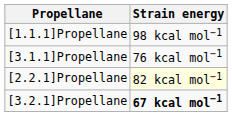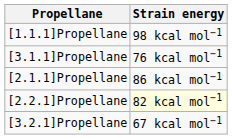+ row: (67, 79)
(177, 101) bold -> (177, 123) normal
